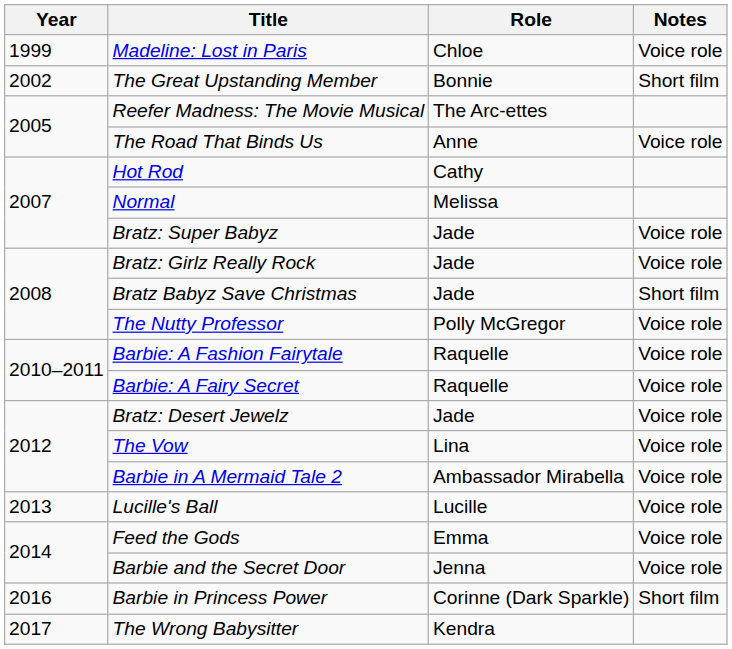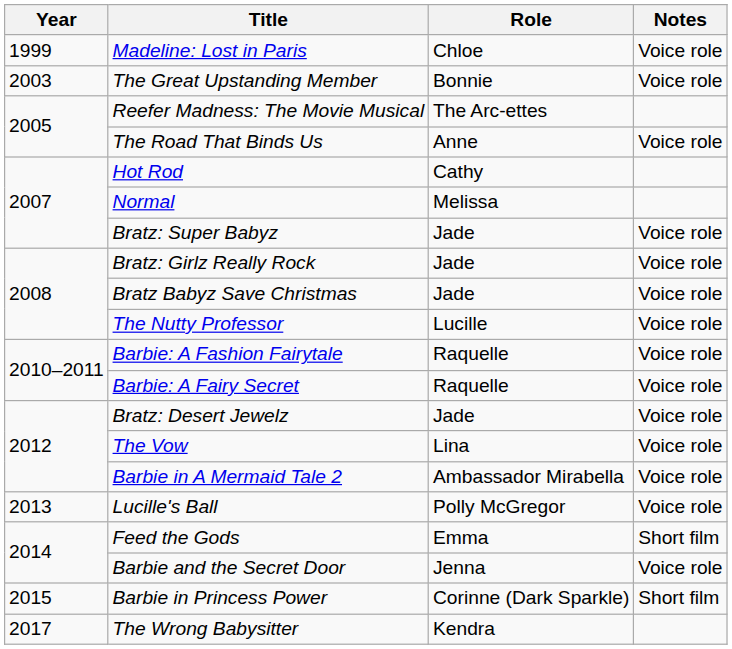(30, 80) 2002 -> (30, 80) 2003
(679, 80) Short film -> (680, 80) Voice role
(679, 293) Short film -> (680, 293) Voice role
(499, 324) Polly McGregor -> (460, 324) Lucille
(460, 506) Lucille -> (499, 506) Polly McGregor
(680, 537) Voice role -> (679, 537) Short film
(30, 598) 2016 -> (30, 598) 2015
